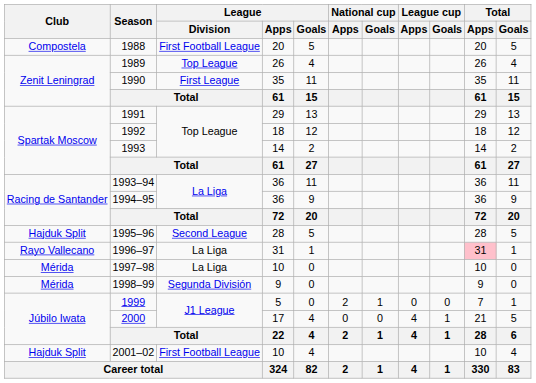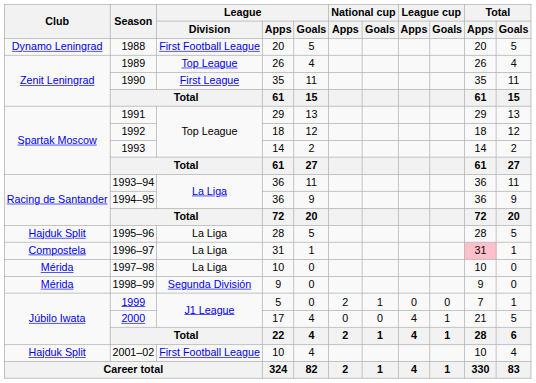(57, 47) Compostela -> (57, 47) Dynamo Leningrad
(209, 234) Second League -> (210, 234) La Liga
(57, 251) Rayo Vallecano -> (57, 251) Compostela
